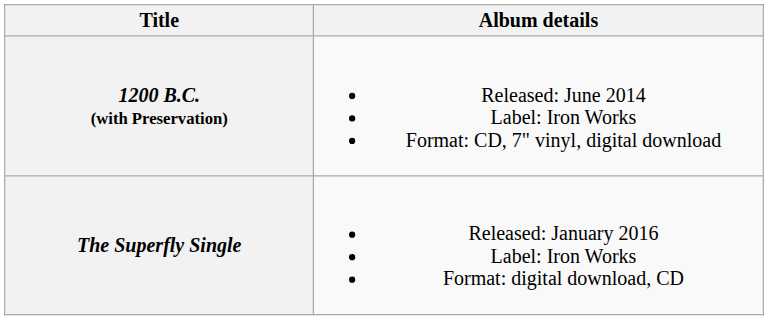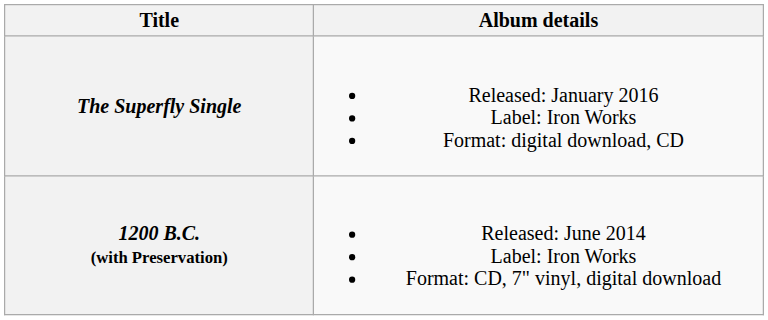rows swapped: (159, 105) <-> (159, 245)
